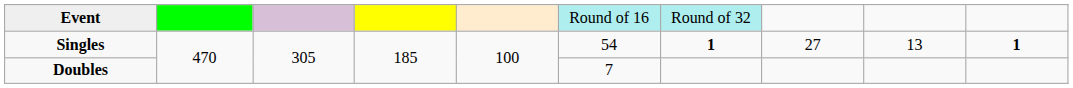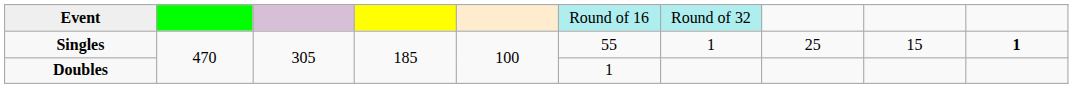(609, 44) 54 -> (609, 44) 55
(711, 44) bold -> (711, 44) normal
(813, 44) 27 -> (813, 44) 25
(915, 44) 13 -> (915, 44) 15
(609, 70) 7 -> (609, 70) 1
